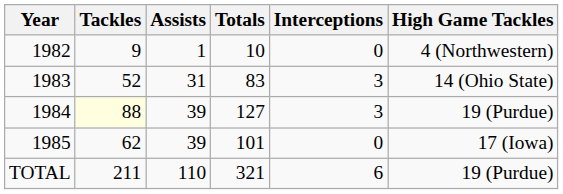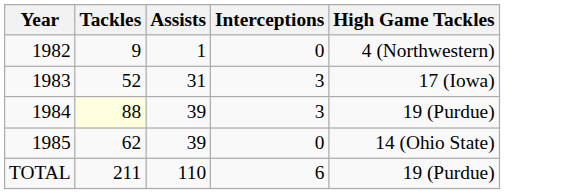- column: (240, 19)
(494, 81) 14 (Ohio State) -> (457, 81) 17 (Iowa)
(516, 142) 17 (Iowa) -> (435, 142) 14 (Ohio State)
